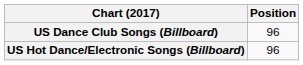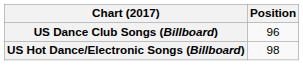(273, 50) 96 -> (273, 50) 98
